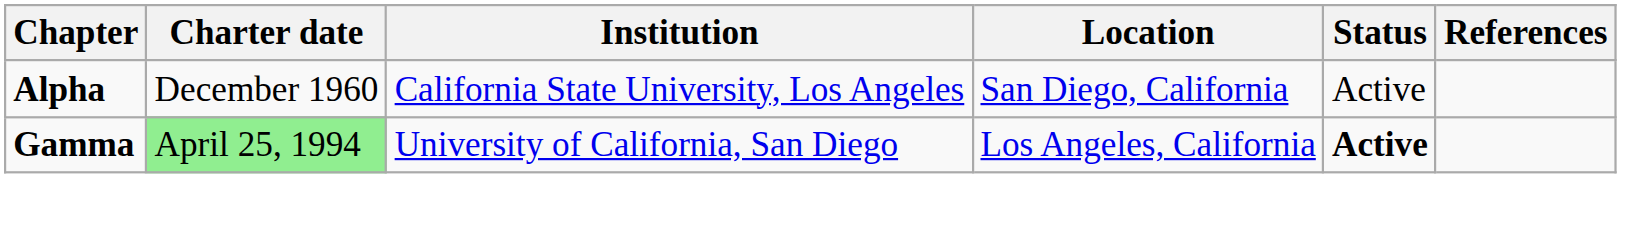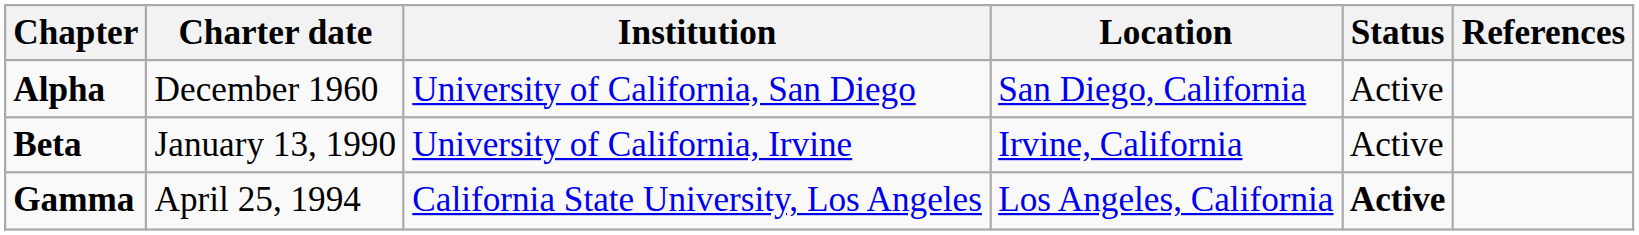(679, 88) California State University, Los Angeles -> (664, 88) University of California, San Diego
+ row: (47, 144)
(258, 144) lightgreen background -> (258, 199) no background
(646, 144) University of California, San Diego -> (697, 199) California State University, Los Angeles
